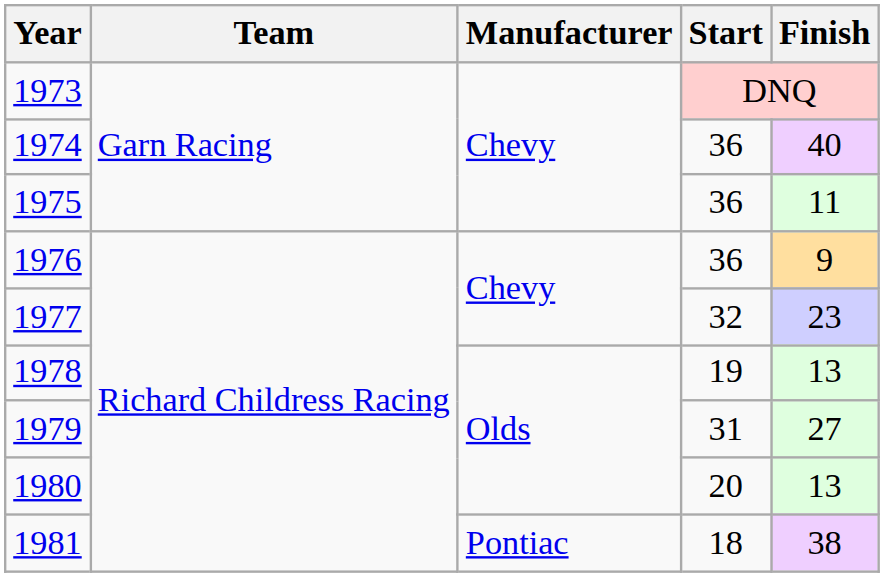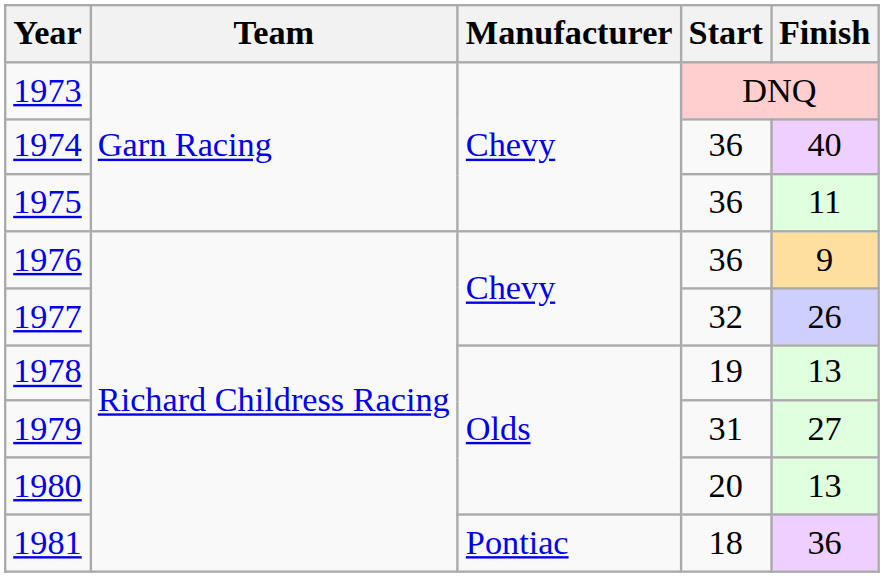(825, 315) 23 -> (825, 315) 26
(825, 541) 38 -> (825, 541) 36
